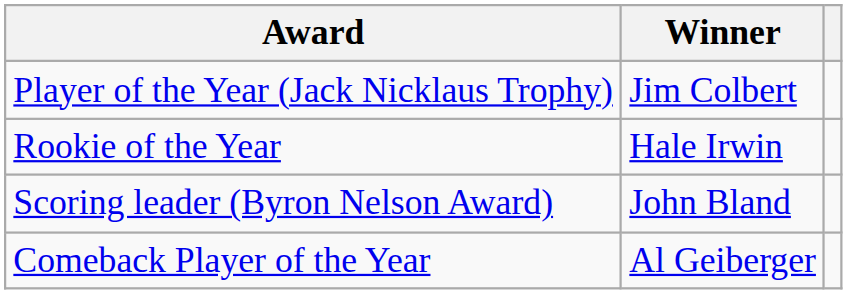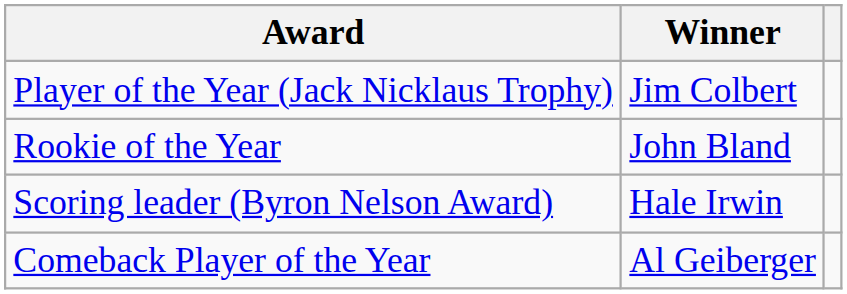(706, 145) Hale Irwin -> (710, 145) John Bland
(710, 202) John Bland -> (706, 202) Hale Irwin
